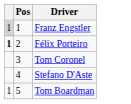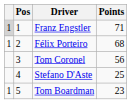+ column: (111, 12)
(9, 44) bold -> (9, 44) normal
